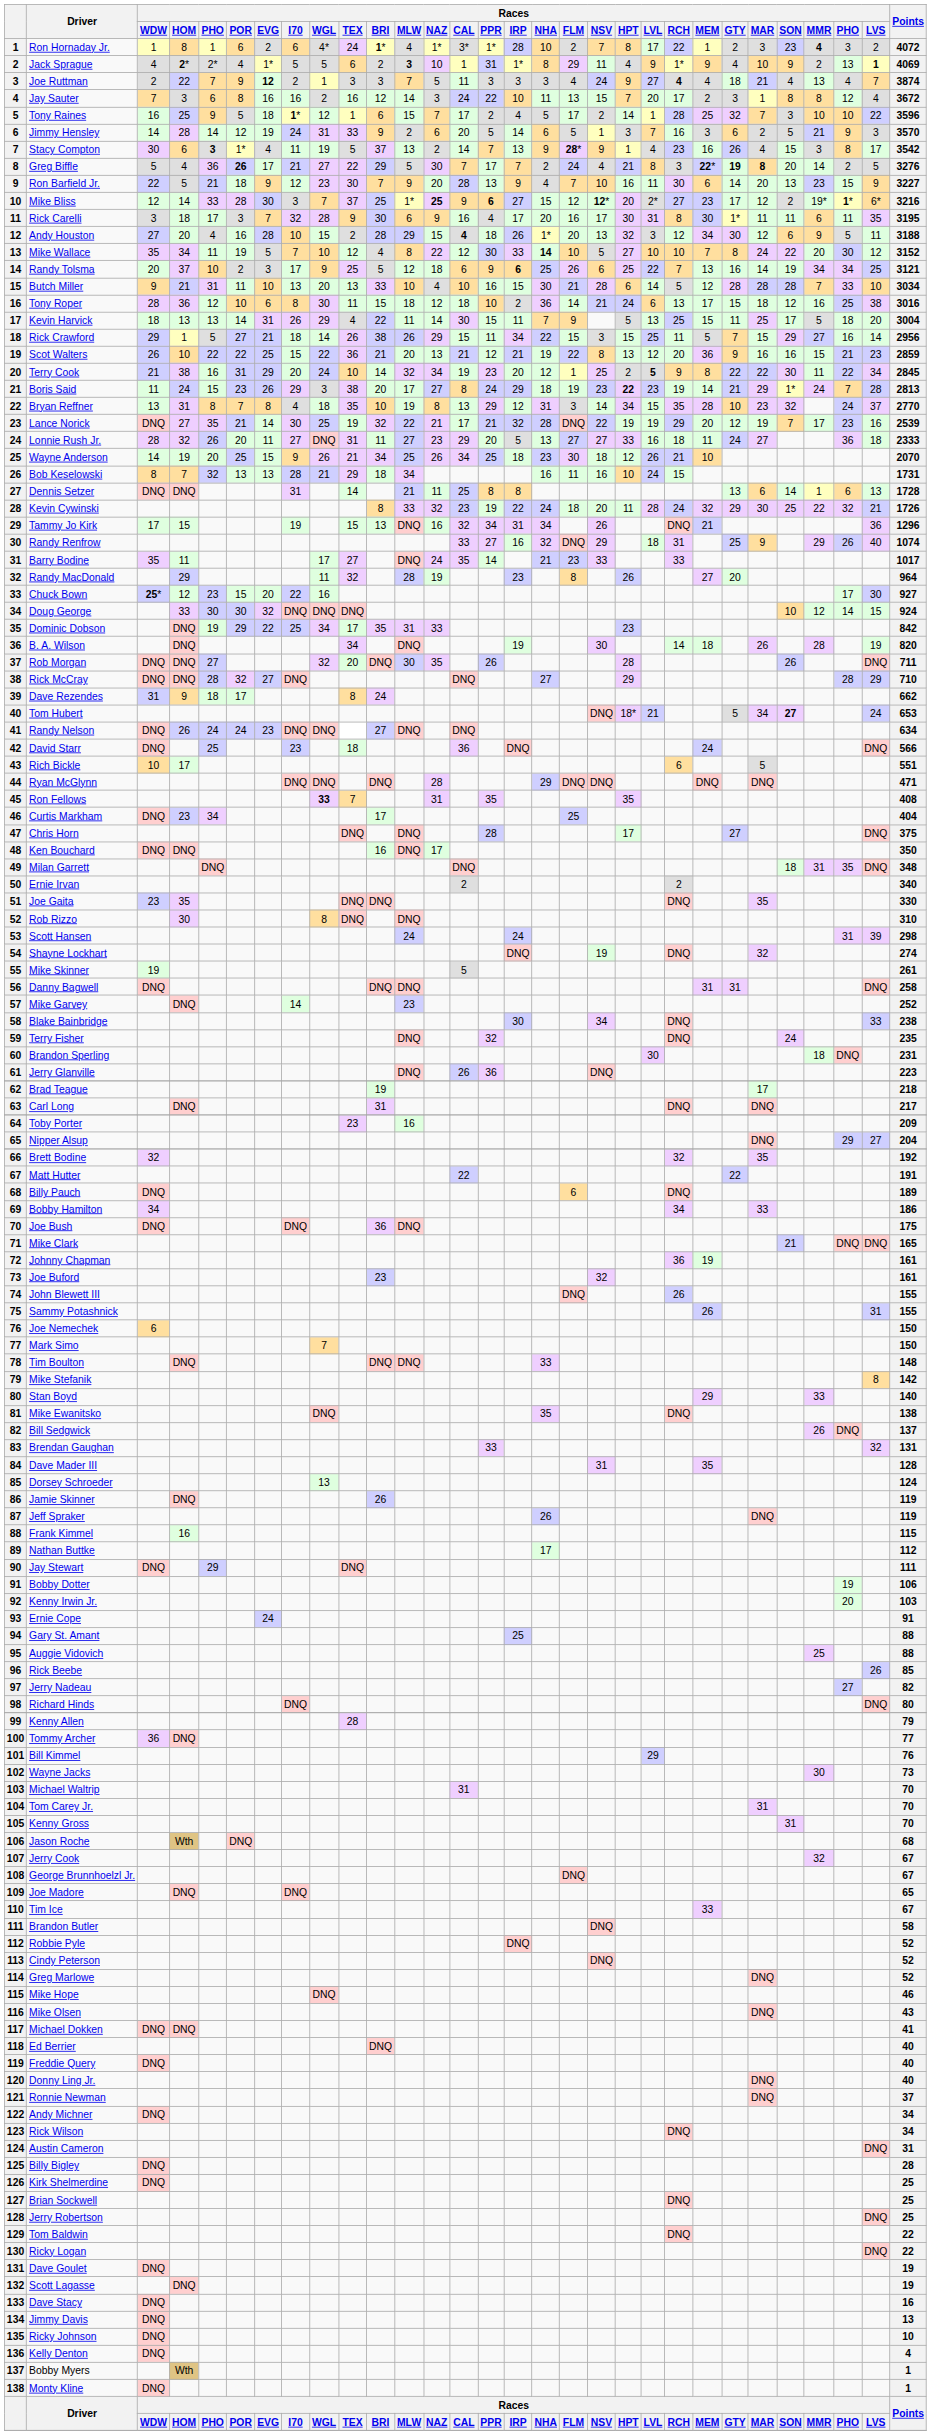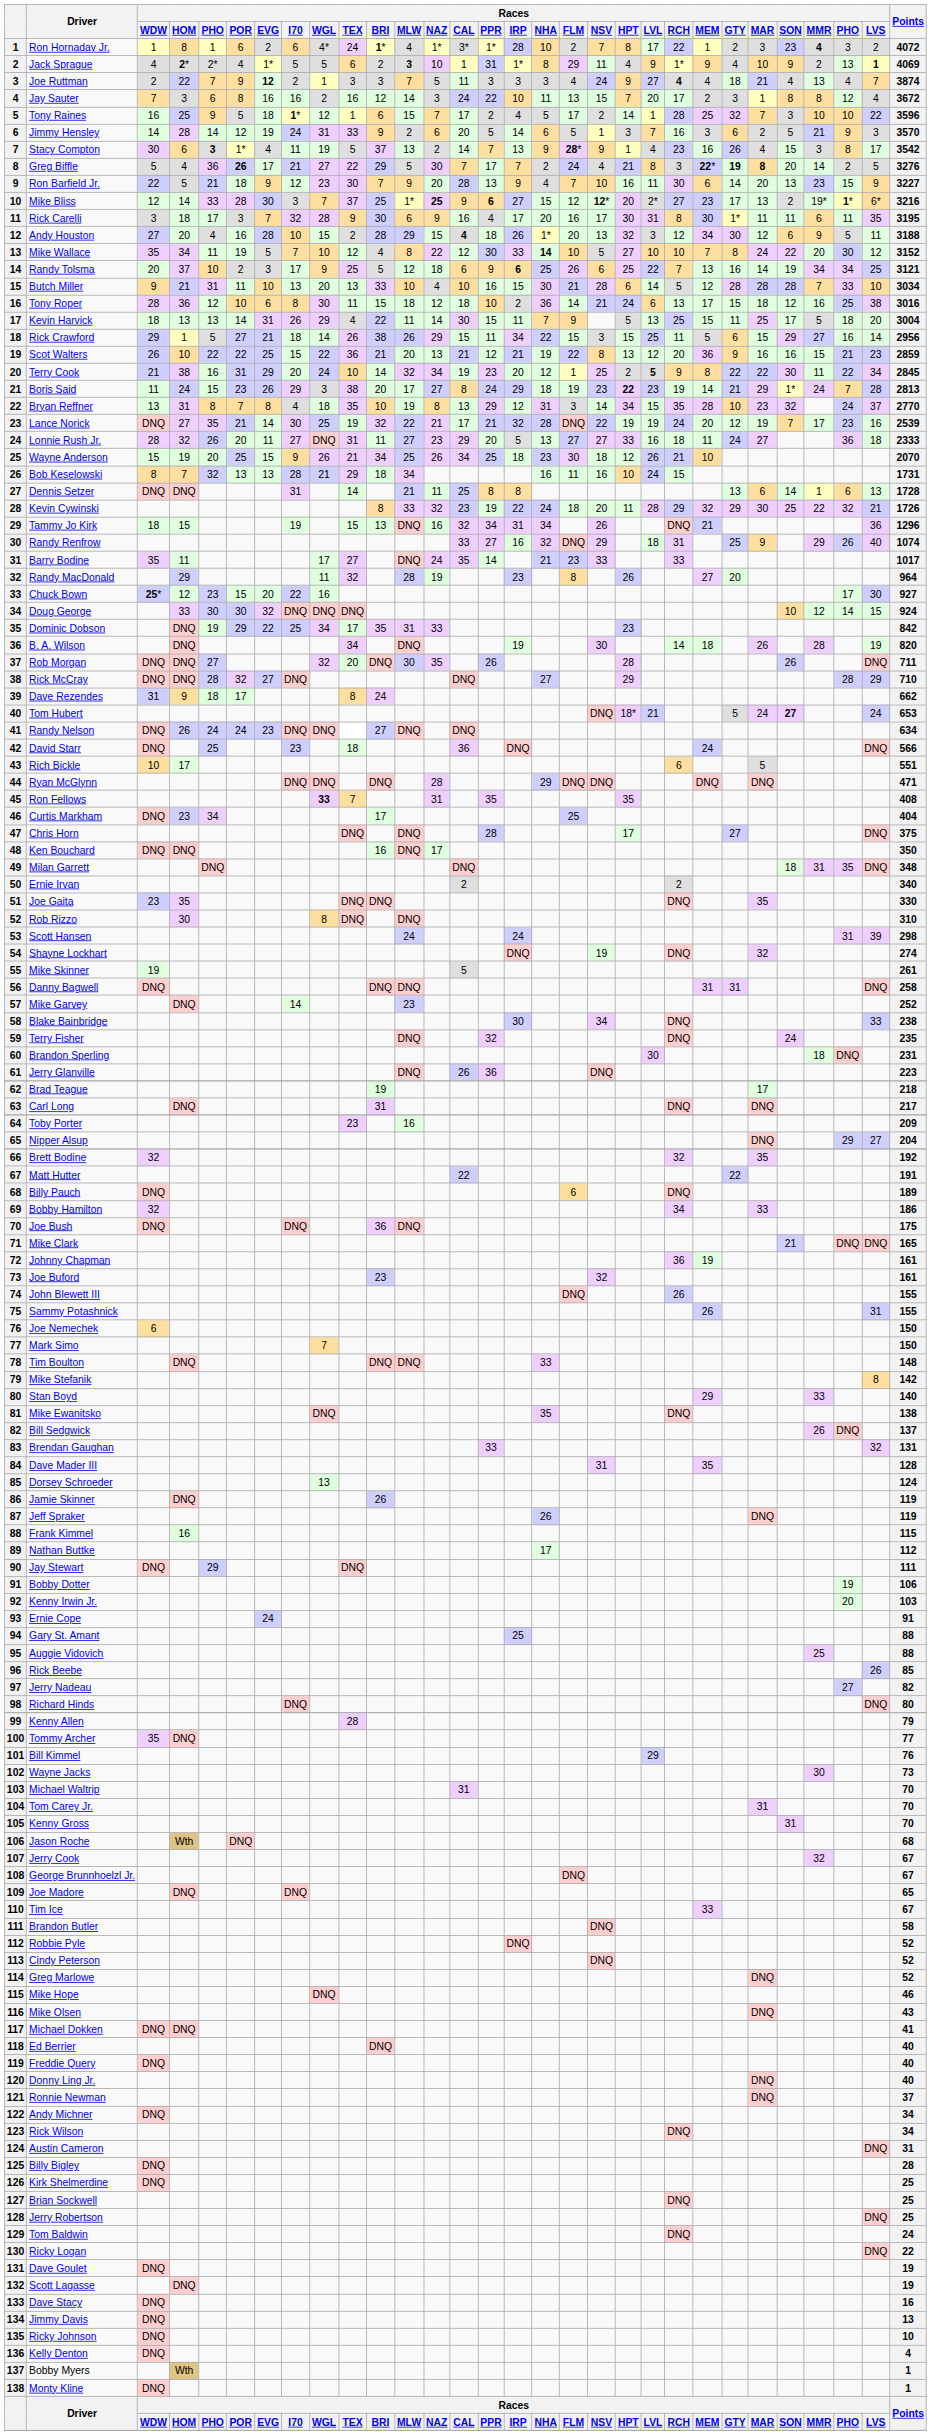(762, 201) 12 -> (762, 201) 13
(735, 337) 7 -> (735, 337) 6
(679, 423) 29 -> (679, 423) 24
(154, 457) 14 -> (154, 457) 15
(679, 508) 24 -> (679, 508) 29
(154, 525) 17 -> (154, 525) 18
(762, 713) 34 -> (762, 713) 24
(154, 1209) 34 -> (154, 1209) 32
(154, 1738) 36 -> (154, 1738) 35
(908, 2234) 22 -> (908, 2234) 24
